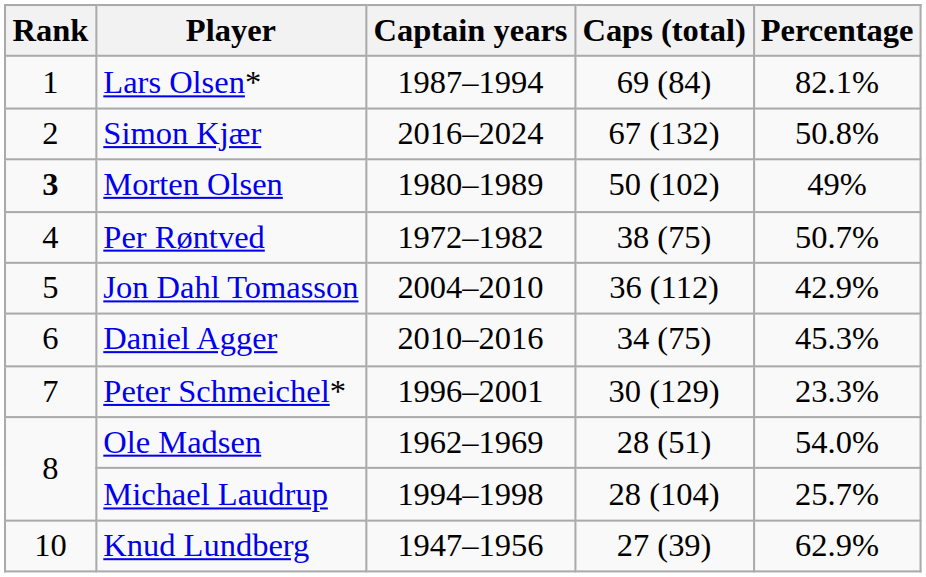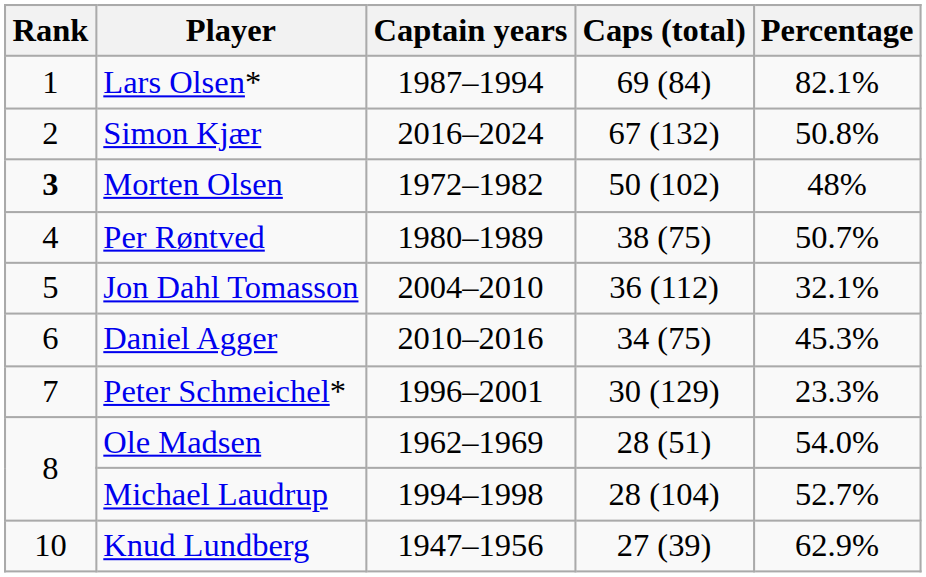(470, 184) 1980–1989 -> (470, 184) 1972–1982
(837, 184) 49% -> (837, 184) 48%
(470, 236) 1972–1982 -> (470, 236) 1980–1989
(837, 287) 42.9% -> (837, 287) 32.1%
(837, 493) 25.7% -> (837, 493) 52.7%
